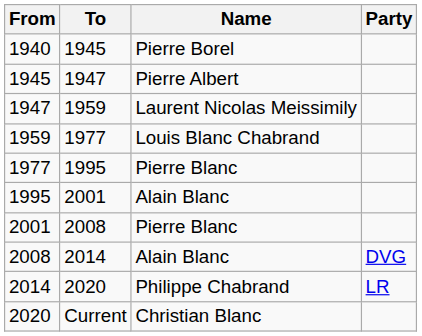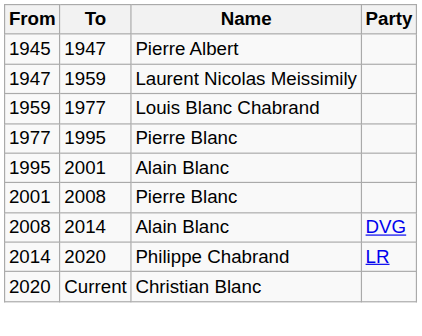- row: (30, 49)
